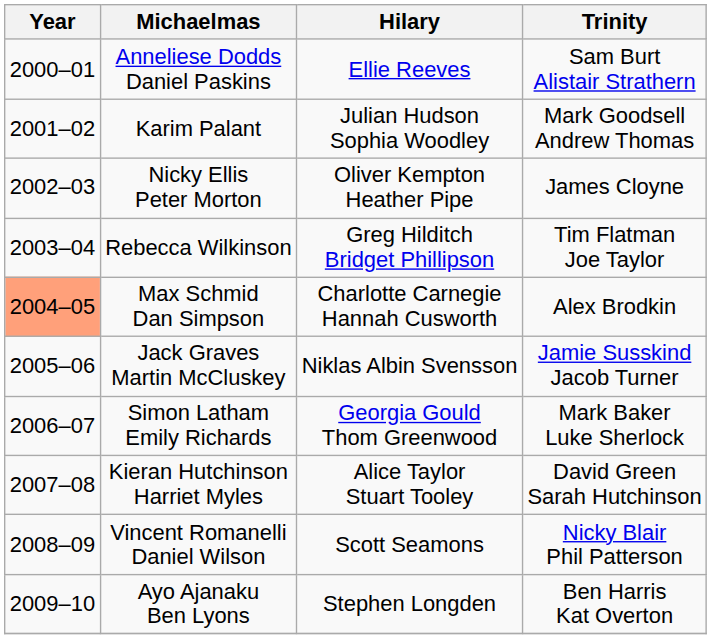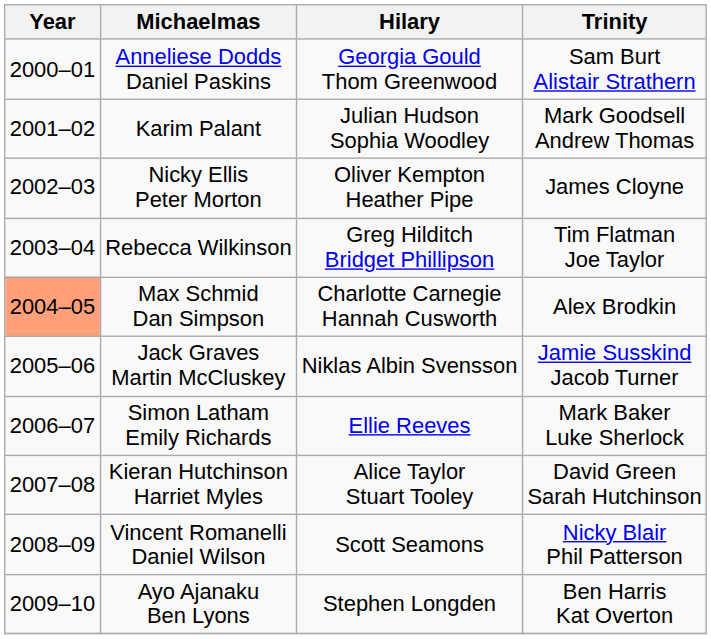(410, 68) Ellie Reeves -> (410, 68) Georgia Gould Thom Greenwood
(410, 425) Georgia Gould Thom Greenwood -> (410, 425) Ellie Reeves
